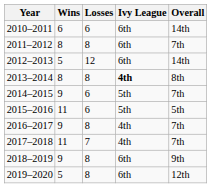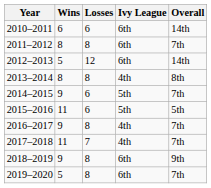(125, 77) bold -> (124, 77) normal
(180, 175) 12th -> (178, 175) 7th
